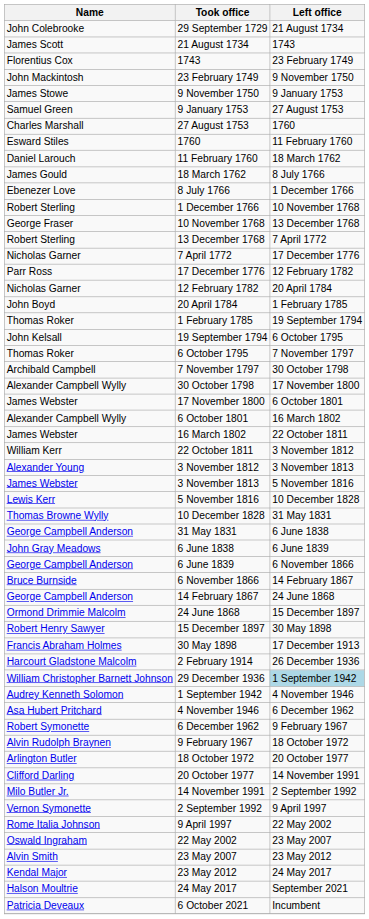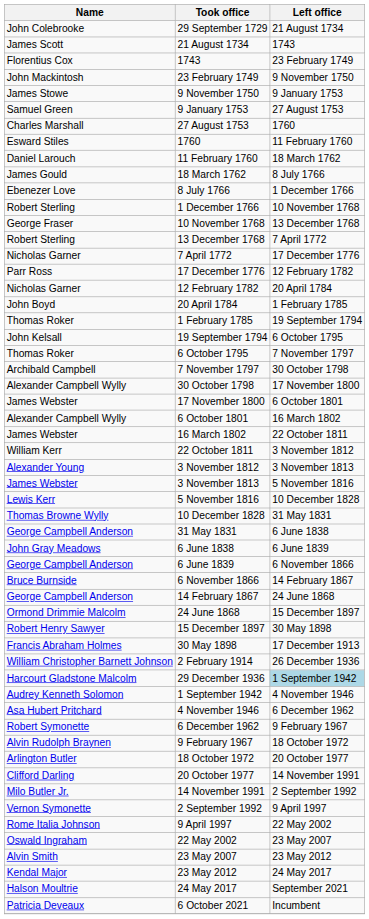(72, 662) Harcourt Gladstone Malcolm -> (90, 662) William Christopher Barnett Johnson
(90, 678) William Christopher Barnett Johnson -> (72, 678) Harcourt Gladstone Malcolm
